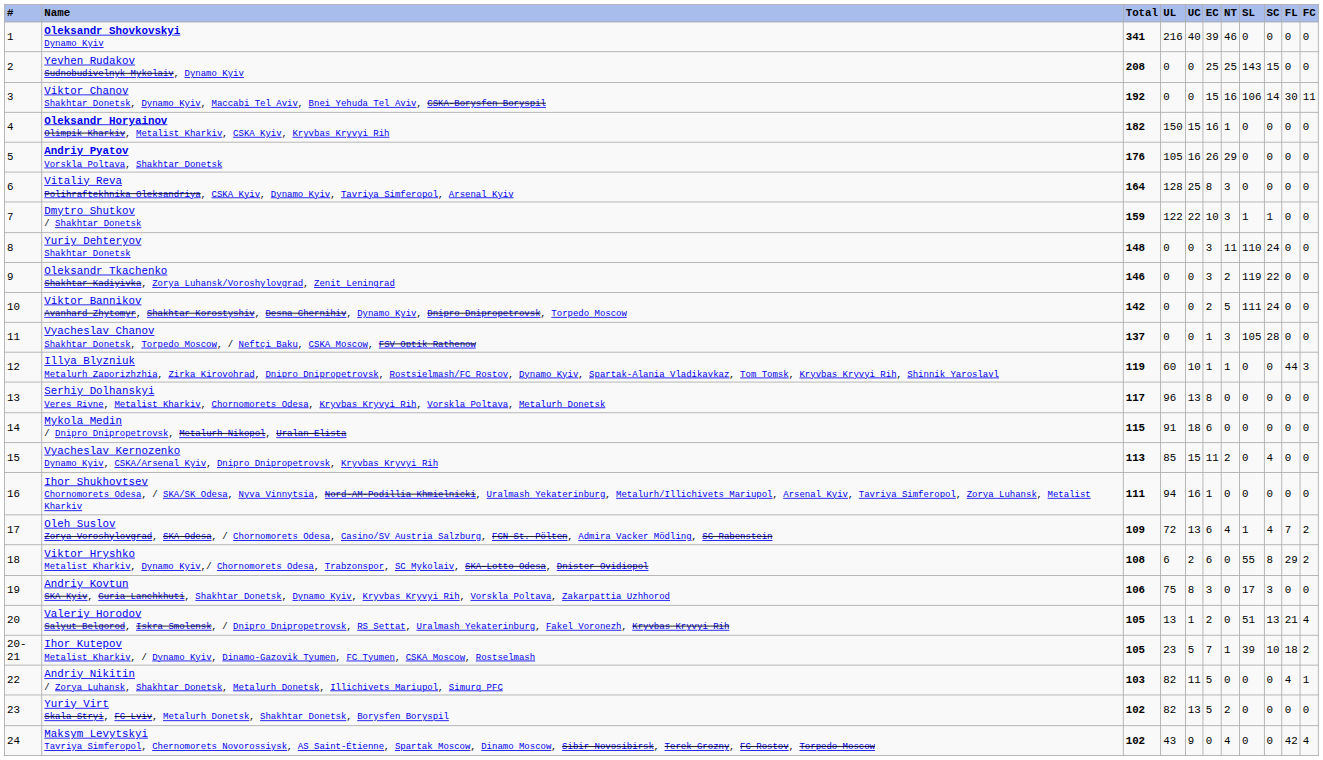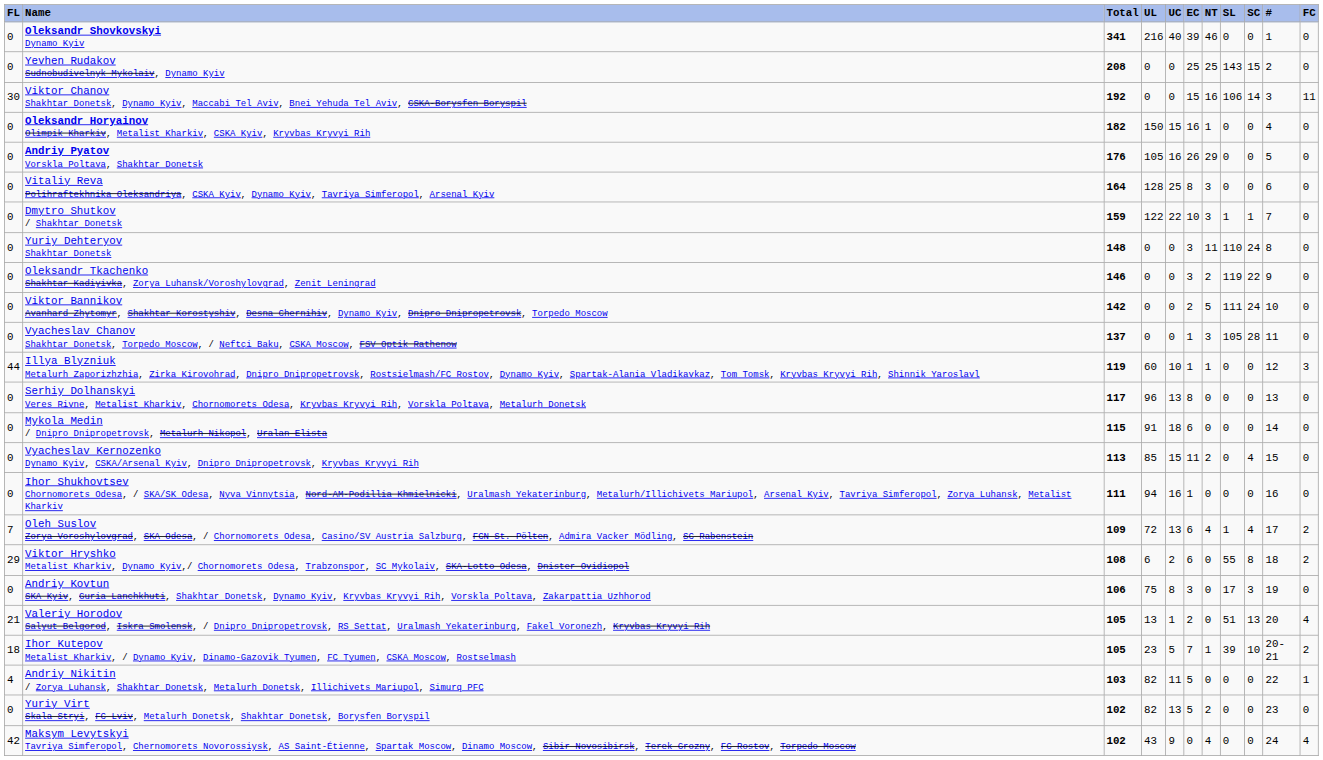columns swapped: (10, 13) <-> (1291, 13)
